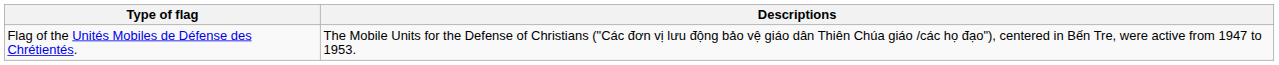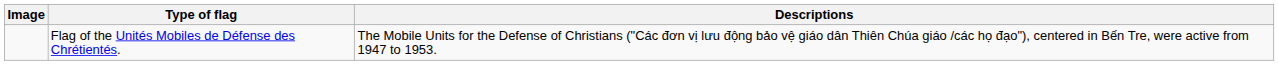+ column: (26, 14)
